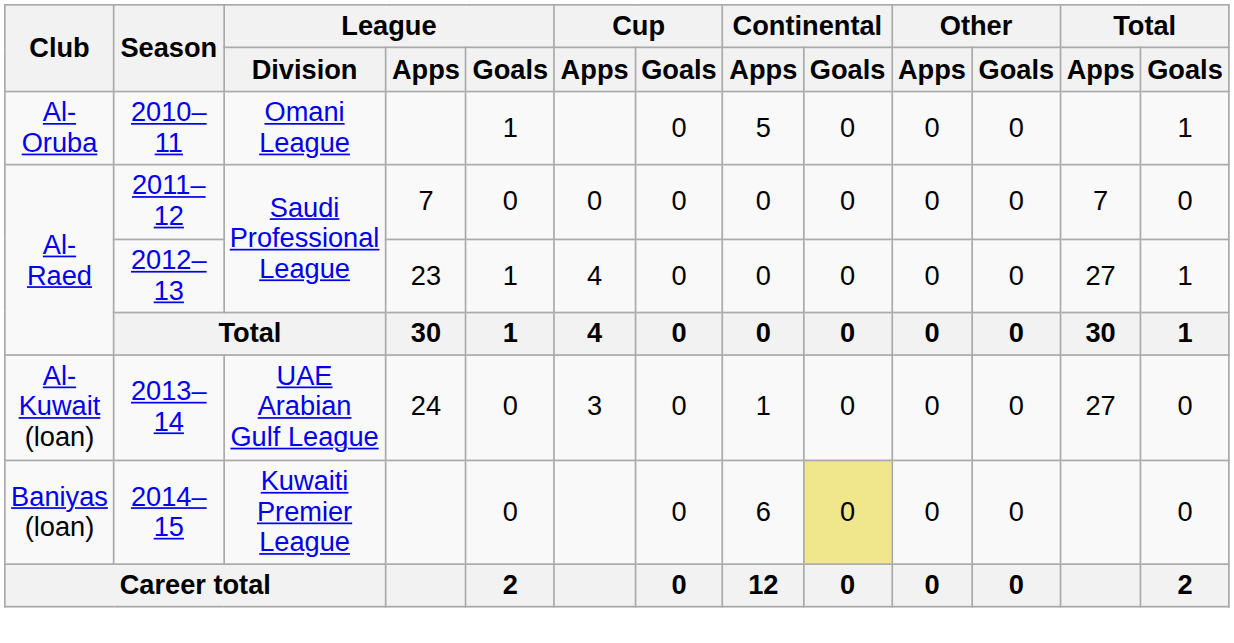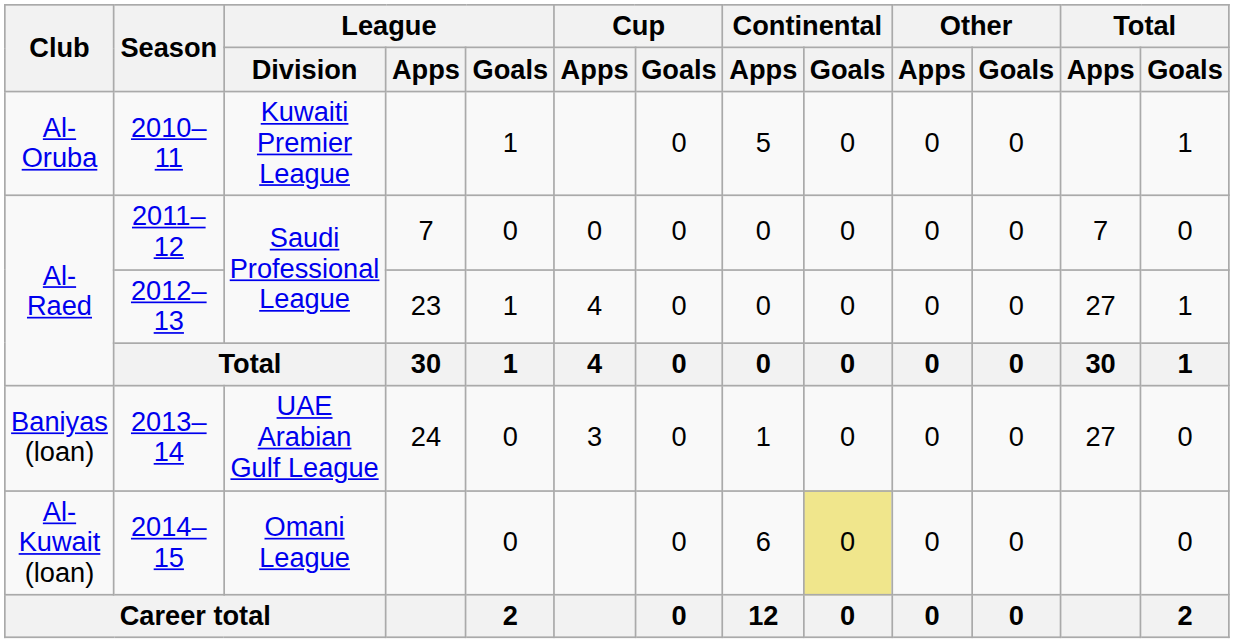(305, 127) Omani League -> (305, 142) Kuwaiti Premier League
(59, 407) Al-Kuwait (loan) -> (60, 437) Baniyas (loan)
(60, 511) Baniyas (loan) -> (59, 542) Al-Kuwait (loan)
(305, 511) Kuwaiti Premier League -> (305, 542) Omani League
